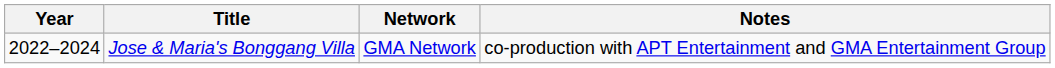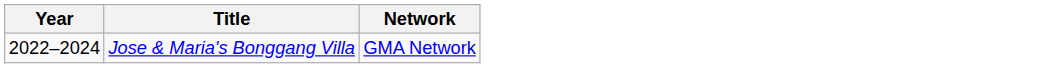- column: (765, 18)
